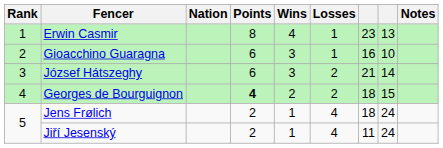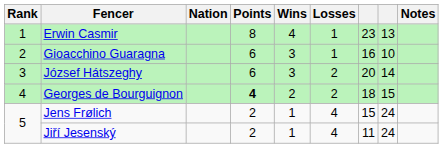(368, 73) 21 -> (368, 73) 20
(368, 113) 18 -> (368, 113) 15
